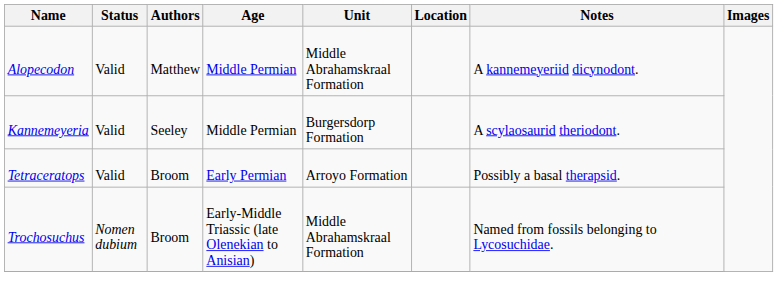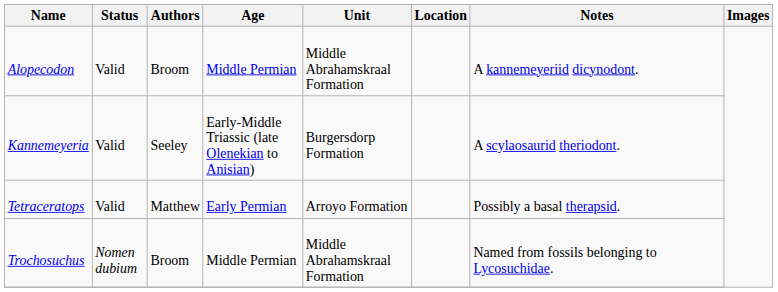(175, 68) Matthew -> (170, 68) Broom
(251, 130) Middle Permian -> (244, 145) Early-Middle Triassic (late Olenekian to Anisian)
(170, 175) Broom -> (175, 207) Matthew
(244, 236) Early-Middle Triassic (late Olenekian to Anisian) -> (251, 260) Middle Permian
